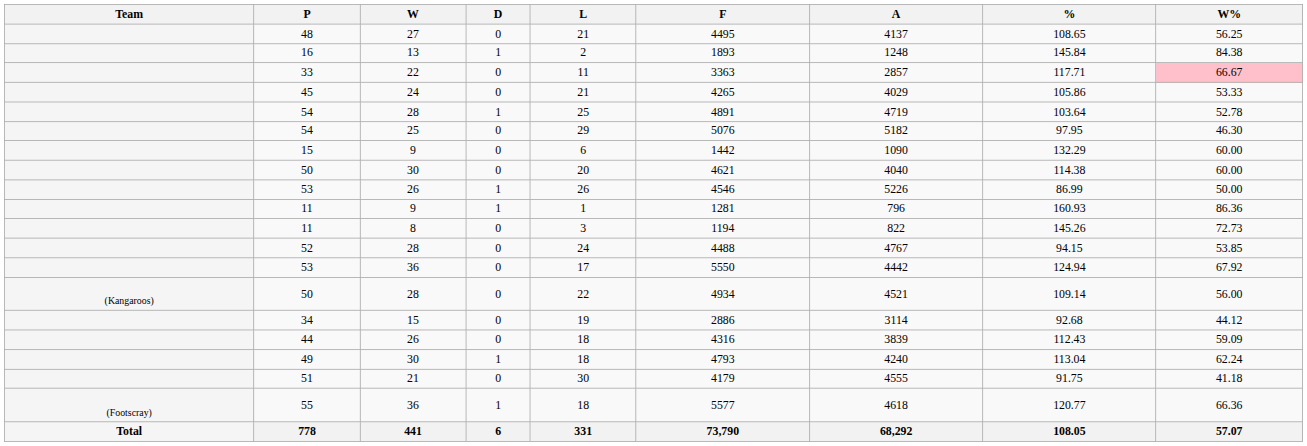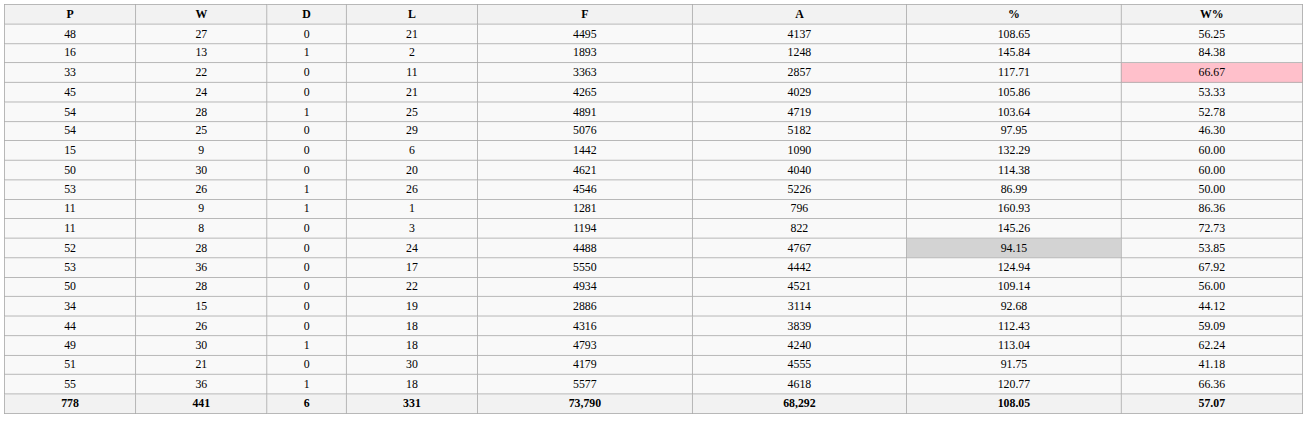- column: (129, 14)
(1069, 248) no background -> (1014, 248) lightgrey background
